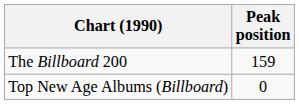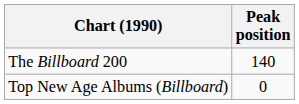(263, 61) 159 -> (263, 61) 140
